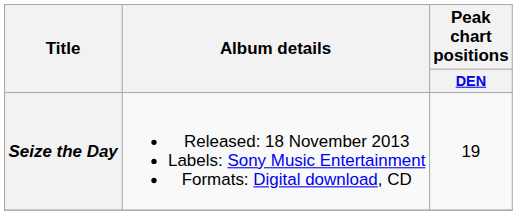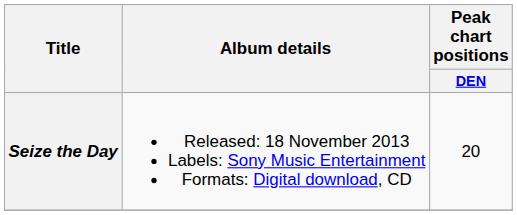(471, 151) 19 -> (471, 151) 20
